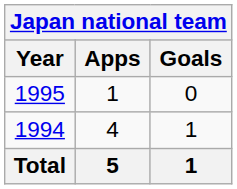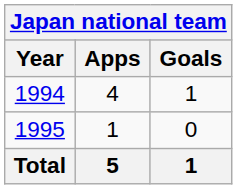rows swapped: (40, 129) <-> (40, 93)
